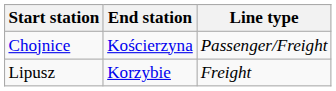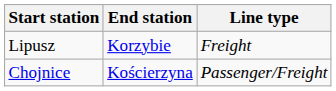rows swapped: (32, 72) <-> (39, 45)
